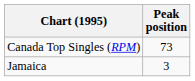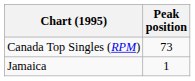(166, 66) 3 -> (166, 66) 1
